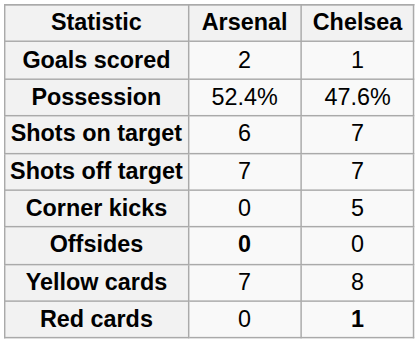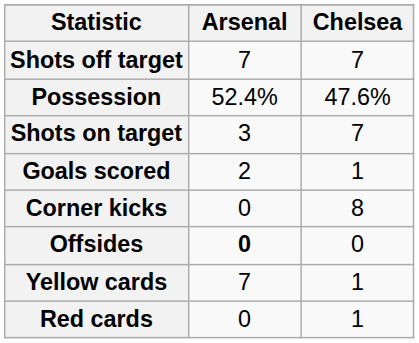rows swapped: (96, 60) <-> (96, 171)
(245, 134) 6 -> (245, 134) 3
(358, 208) 5 -> (358, 208) 8
(358, 282) 8 -> (358, 282) 1
(358, 319) bold -> (358, 319) normal
